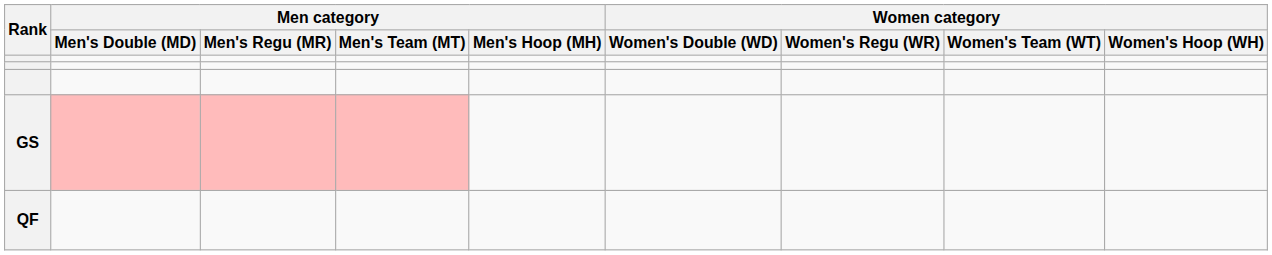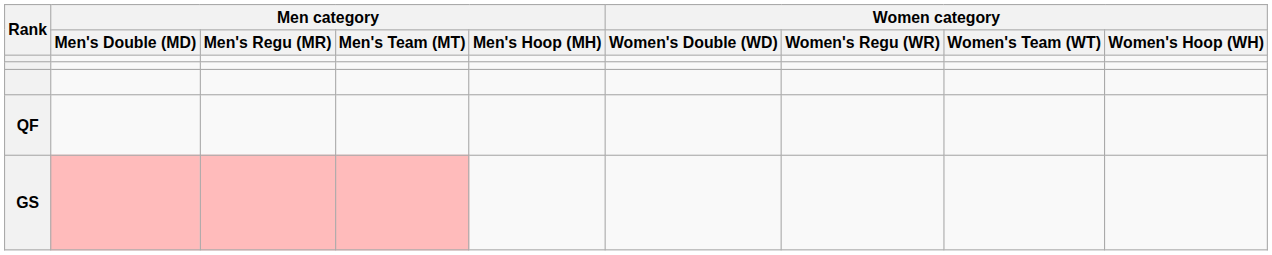rows swapped: (28, 220) <-> (28, 143)
